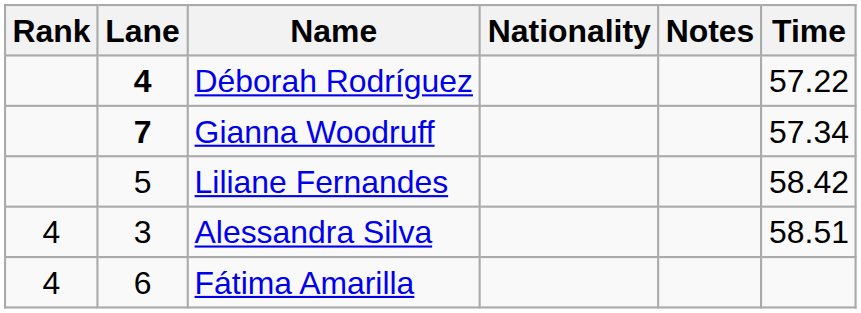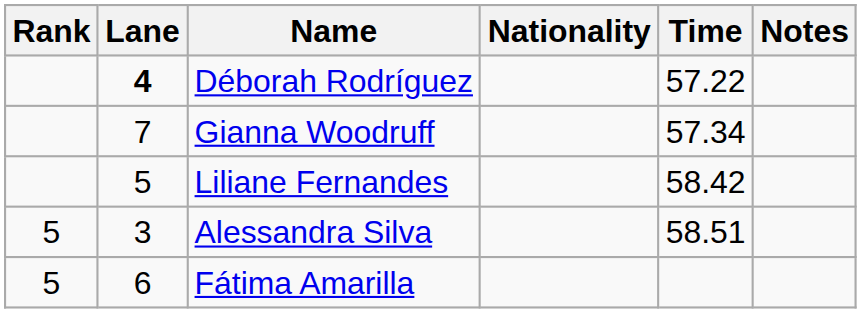columns swapped: (809, 31) <-> (710, 31)
(143, 132) bold -> (143, 132) normal
(51, 233) 4 -> (51, 233) 5
(51, 283) 4 -> (51, 283) 5
